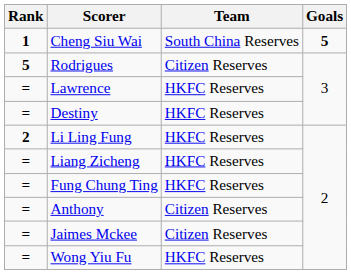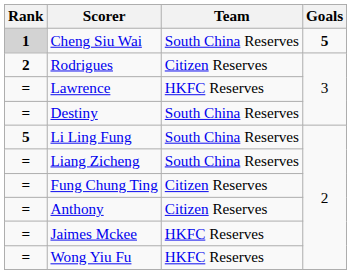(26, 40) no background -> (26, 40) lightgrey background
(26, 64) 5 -> (26, 64) 2
(214, 112) HKFC Reserves -> (232, 112) South China Reserves
(26, 137) 2 -> (26, 137) 5
(214, 137) HKFC Reserves -> (232, 137) South China Reserves
(214, 161) HKFC Reserves -> (232, 161) South China Reserves
(214, 185) HKFC Reserves -> (216, 185) Citizen Reserves
(216, 233) Citizen Reserves -> (214, 233) HKFC Reserves
